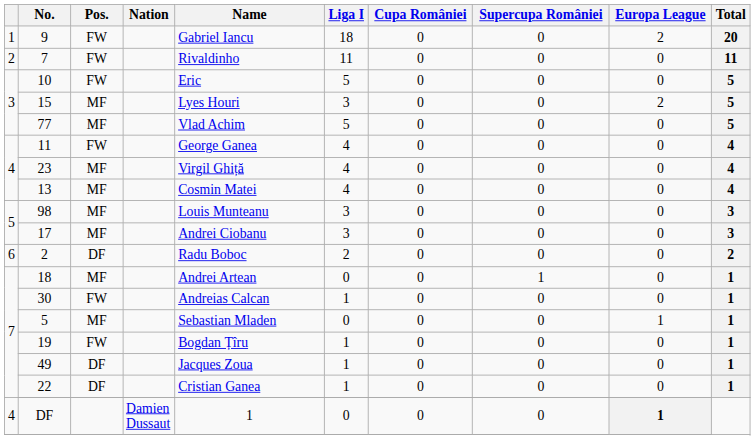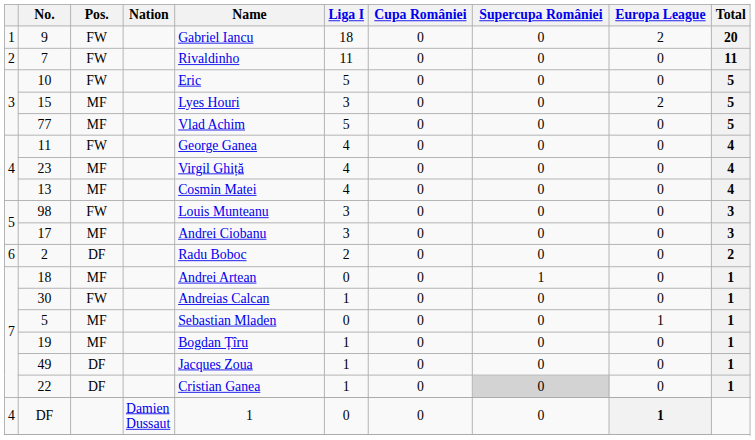(97, 211) MF -> (97, 211) FW
(97, 342) FW -> (97, 342) MF
(541, 386) no background -> (541, 386) lightgrey background
